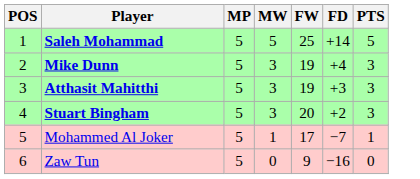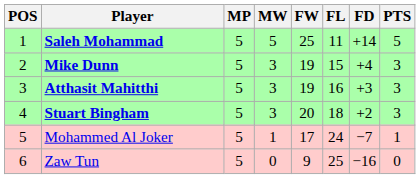+ column: (336, 16)
